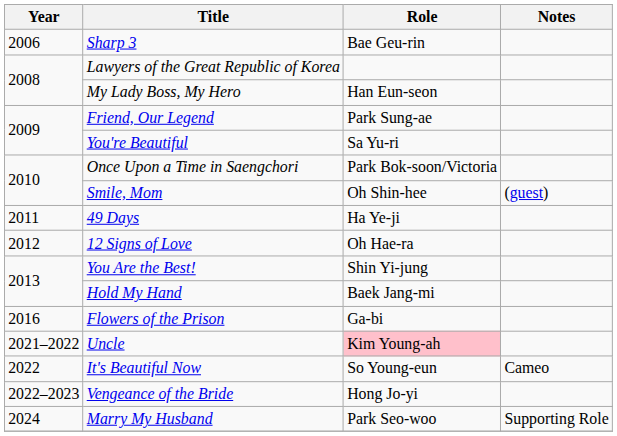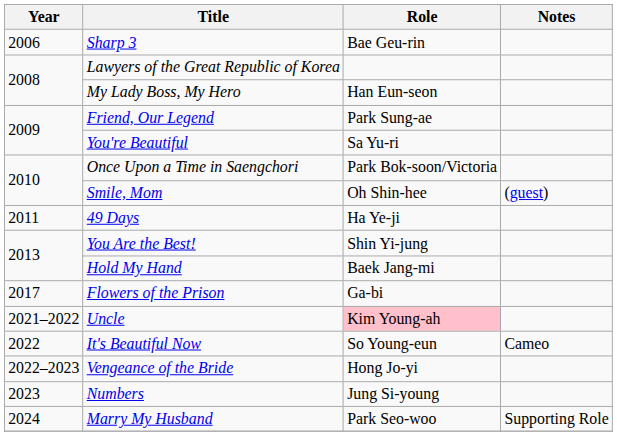- row: (139, 243)
(24, 318) 2016 -> (24, 293) 2017
+ row: (115, 393)
